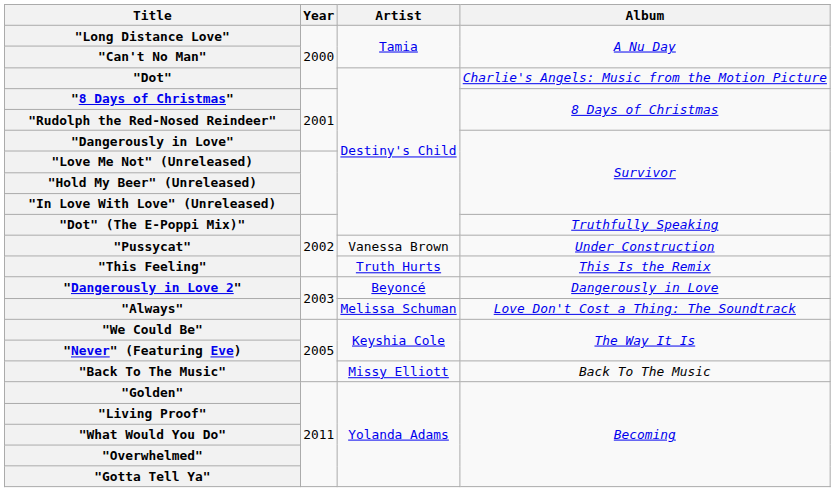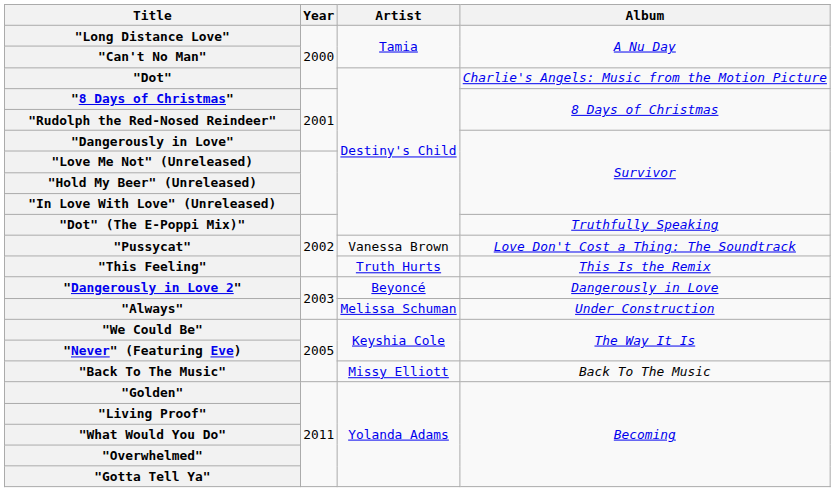(645, 246) Under Construction -> (645, 246) Love Don't Cost a Thing: The Soundtrack
(645, 309) Love Don't Cost a Thing: The Soundtrack -> (645, 309) Under Construction
